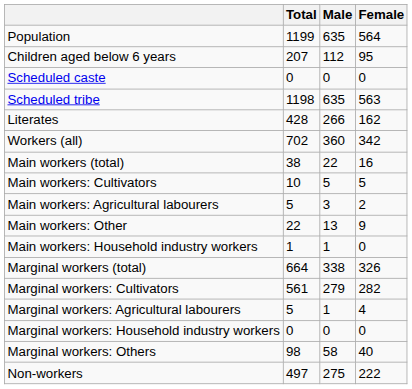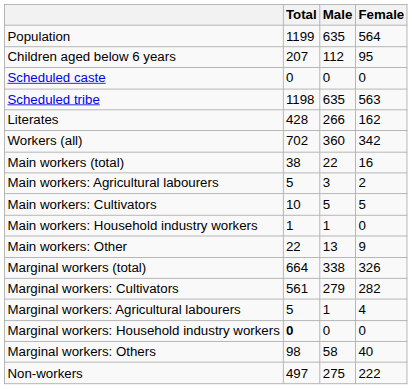rows swapped: (82, 183) <-> (113, 204)
rows swapped: (133, 246) <-> (67, 225)
(290, 330) normal -> (290, 330) bold
